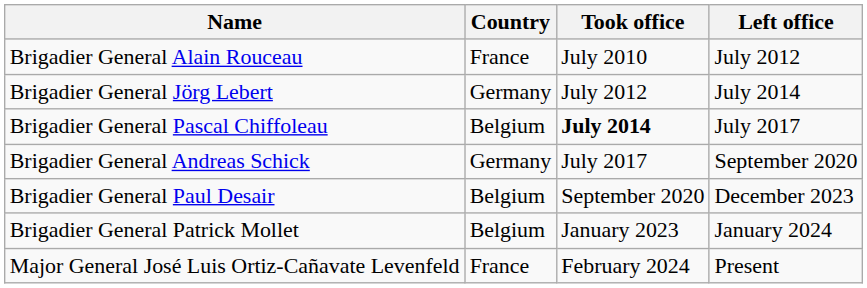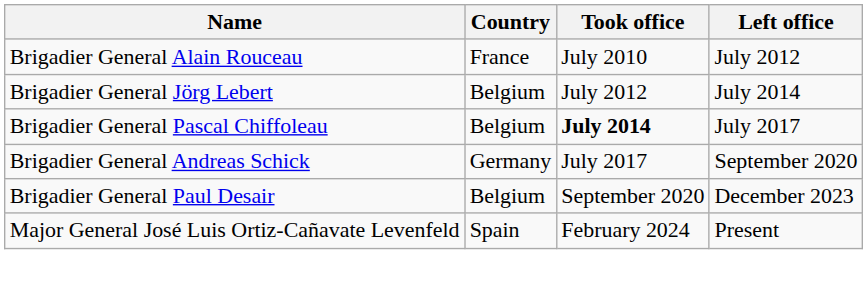(510, 91) Germany -> (507, 91) Belgium
- row: (154, 230)
(499, 265) France -> (495, 230) Spain
